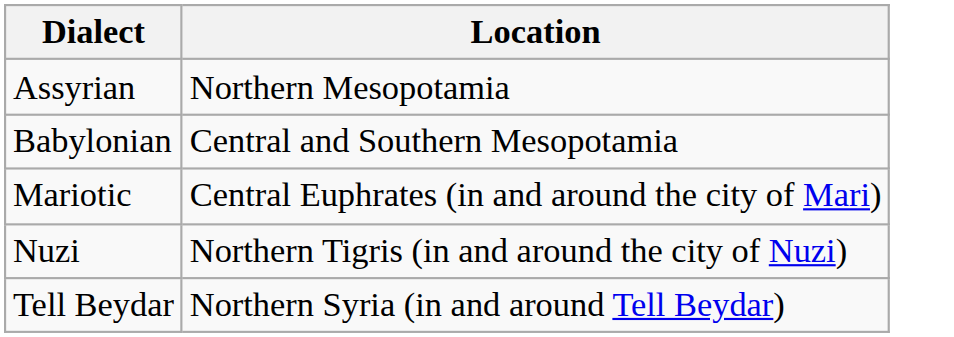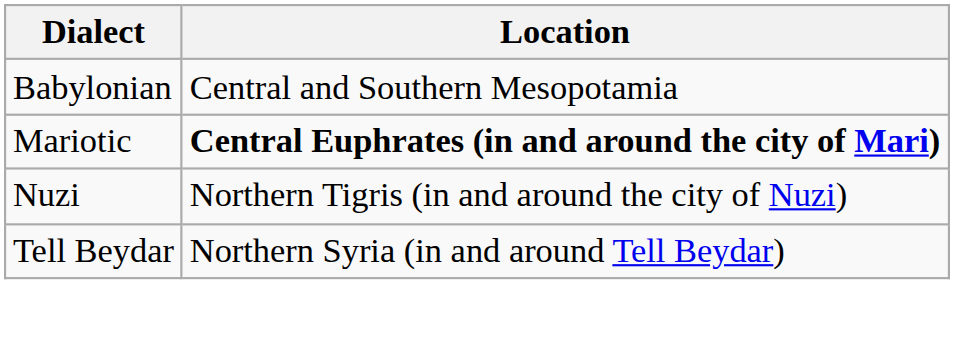- row: (74, 86)
(536, 195) normal -> (565, 140) bold
